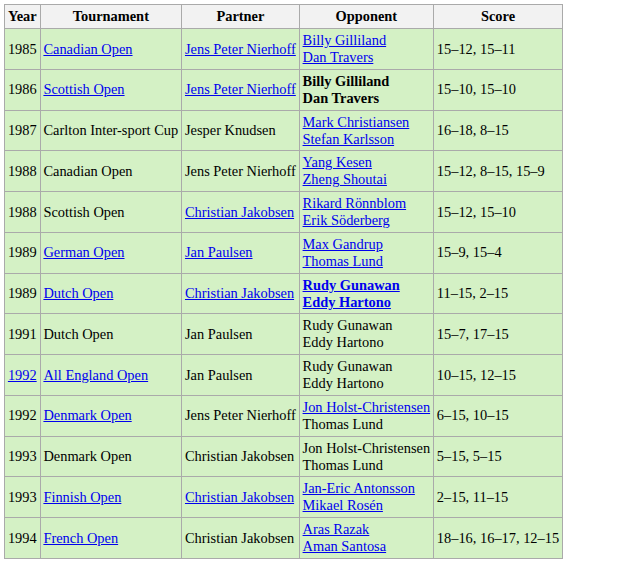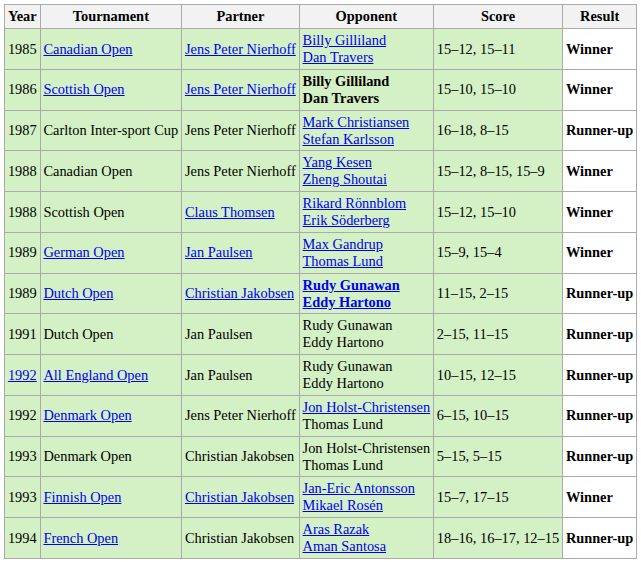+ column: (600, 16)
(230, 130) Jesper Knudsen -> (240, 130) Jens Peter Nierhoff
(240, 212) Christian Jakobsen -> (230, 212) Claus Thomsen
(473, 334) 15–7, 17–15 -> (473, 334) 2–15, 11–15
(473, 497) 2–15, 11–15 -> (473, 497) 15–7, 17–15
